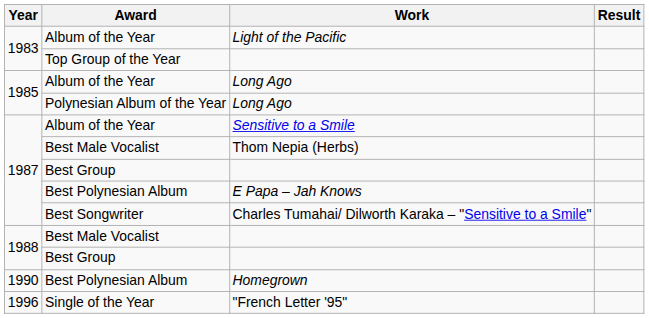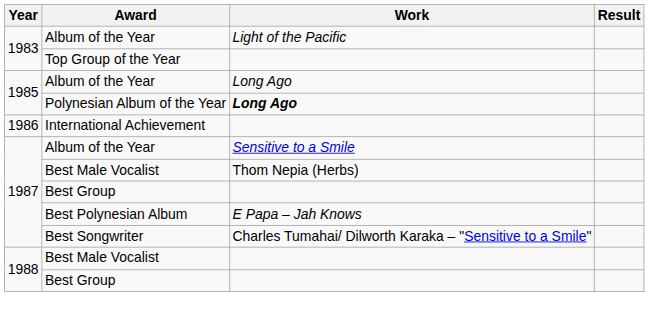(262, 103) normal -> (265, 103) bold
+ row: (23, 125)
- row: (23, 280)
- row: (23, 302)
